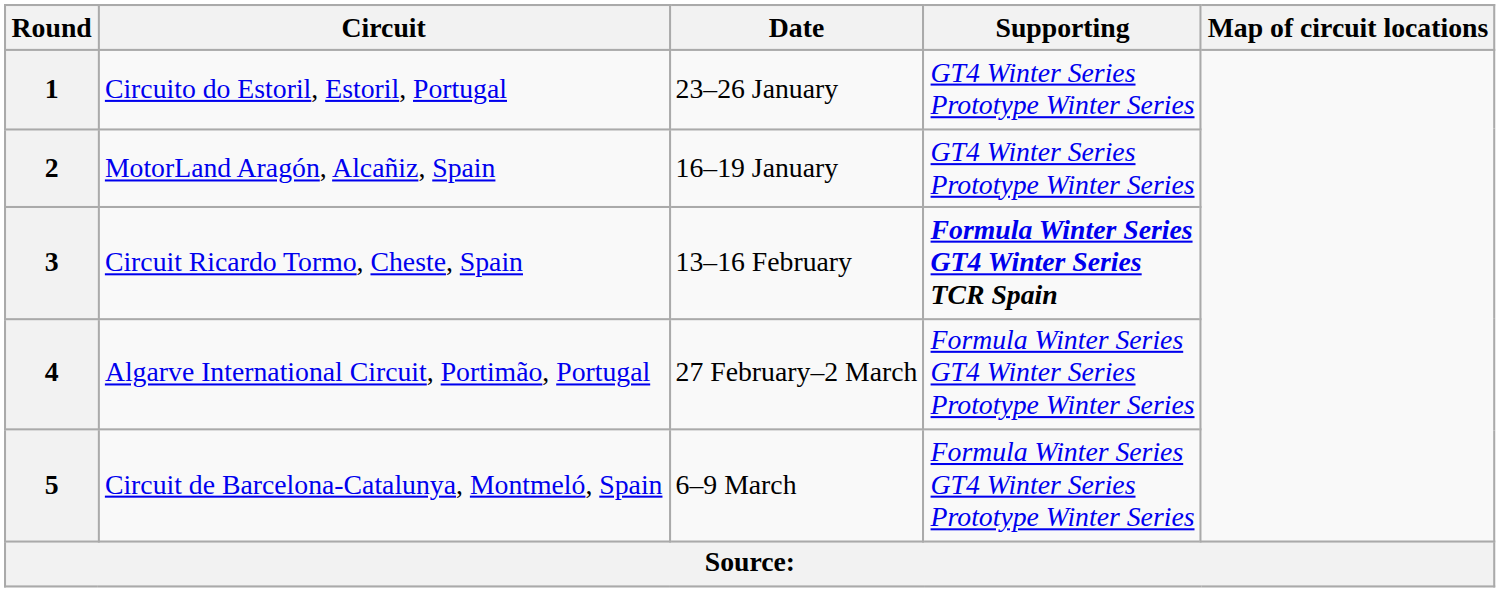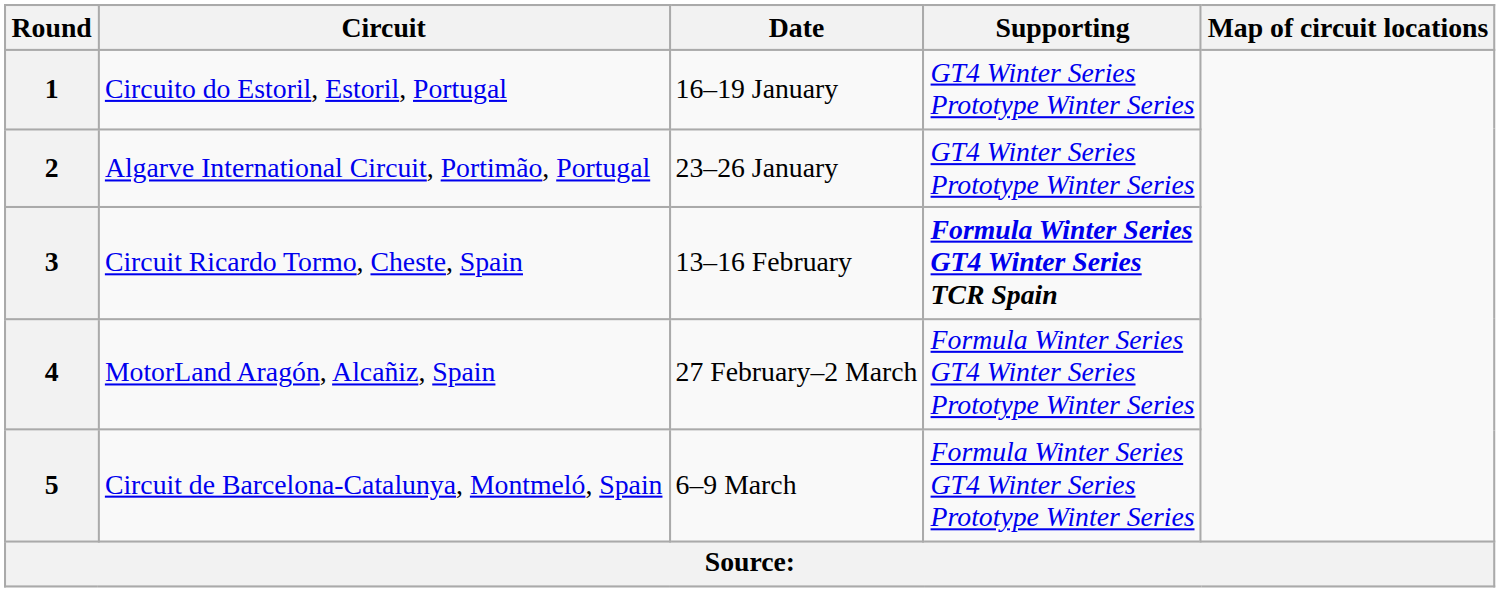(757, 89) 23–26 January -> (757, 89) 16–19 January
(300, 167) MotorLand Aragón, Alcañiz, Spain -> (378, 167) Algarve International Circuit, Portimão, Portugal
(757, 167) 16–19 January -> (757, 167) 23–26 January
(378, 373) Algarve International Circuit, Portimão, Portugal -> (300, 373) MotorLand Aragón, Alcañiz, Spain
